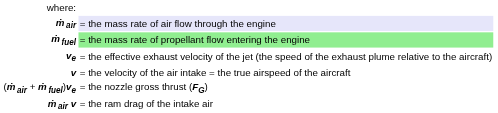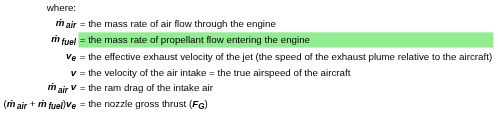(178, 23) lavender background -> (178, 23) no background
rows swapped: (40, 88) <-> (62, 105)
